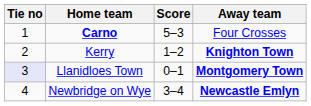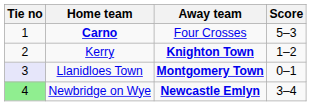columns swapped: (174, 14) <-> (250, 14)
(25, 91) no background -> (25, 91) lightgreen background
